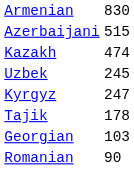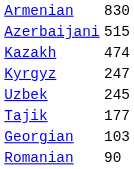rows swapped: (26, 74) <-> (30, 95)
(117, 116) 178 -> (117, 116) 177
